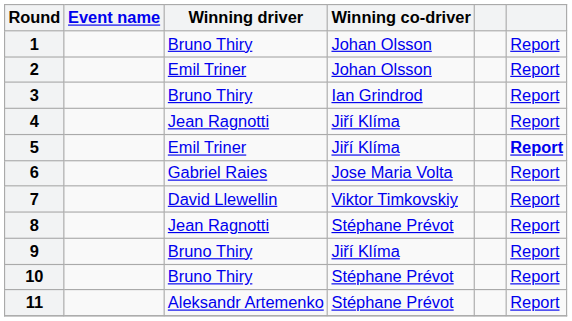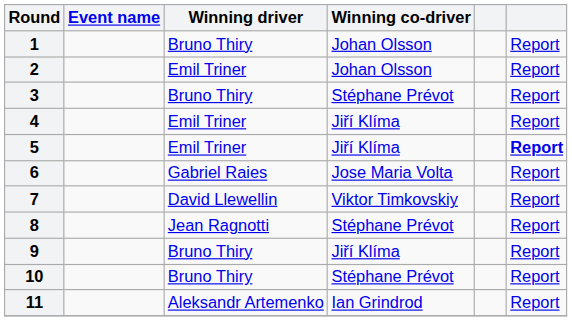(377, 96) Ian Grindrod -> (393, 96) Stéphane Prévot
(218, 122) Jean Ragnotti -> (207, 122) Emil Triner
(393, 303) Stéphane Prévot -> (377, 303) Ian Grindrod
